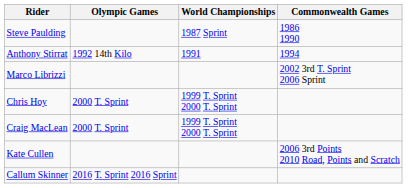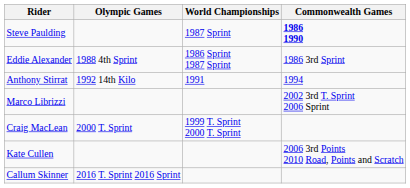(289, 33) normal -> (293, 33) bold
+ row: (39, 59)
- row: (27, 101)
